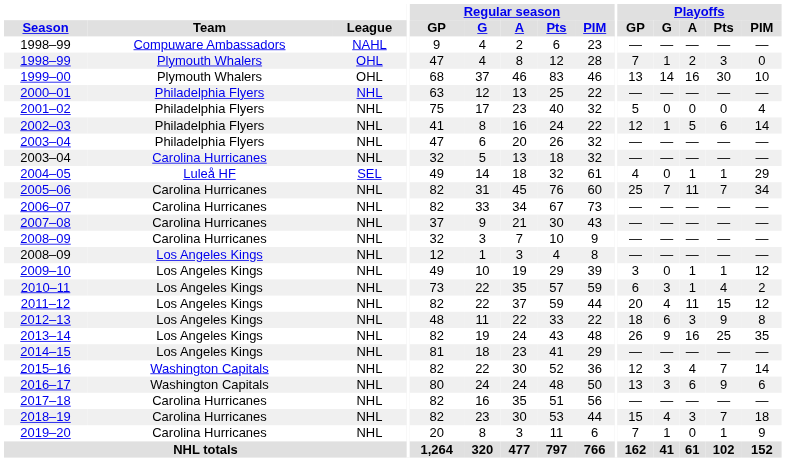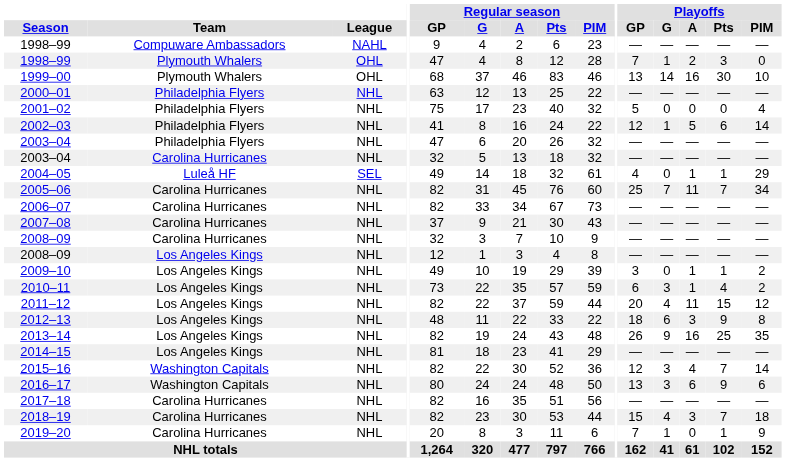(762, 271) 12 -> (762, 271) 2
